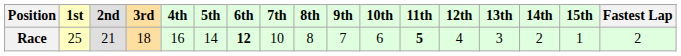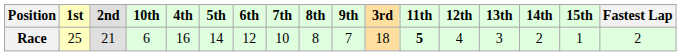columns swapped: (144, 15) <-> (380, 15)
(244, 38) bold -> (249, 38) normal
